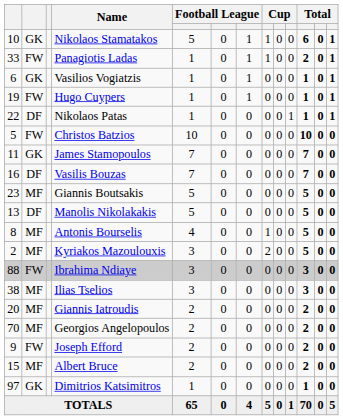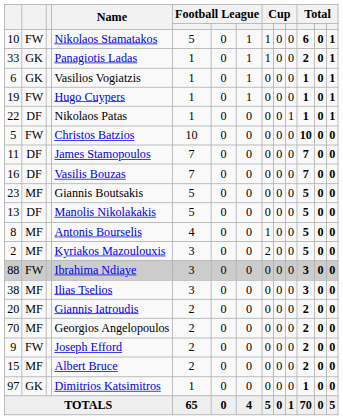(34, 39) GK -> (34, 39) FW
(34, 58) FW -> (34, 58) GK
(34, 154) GK -> (34, 154) DF
